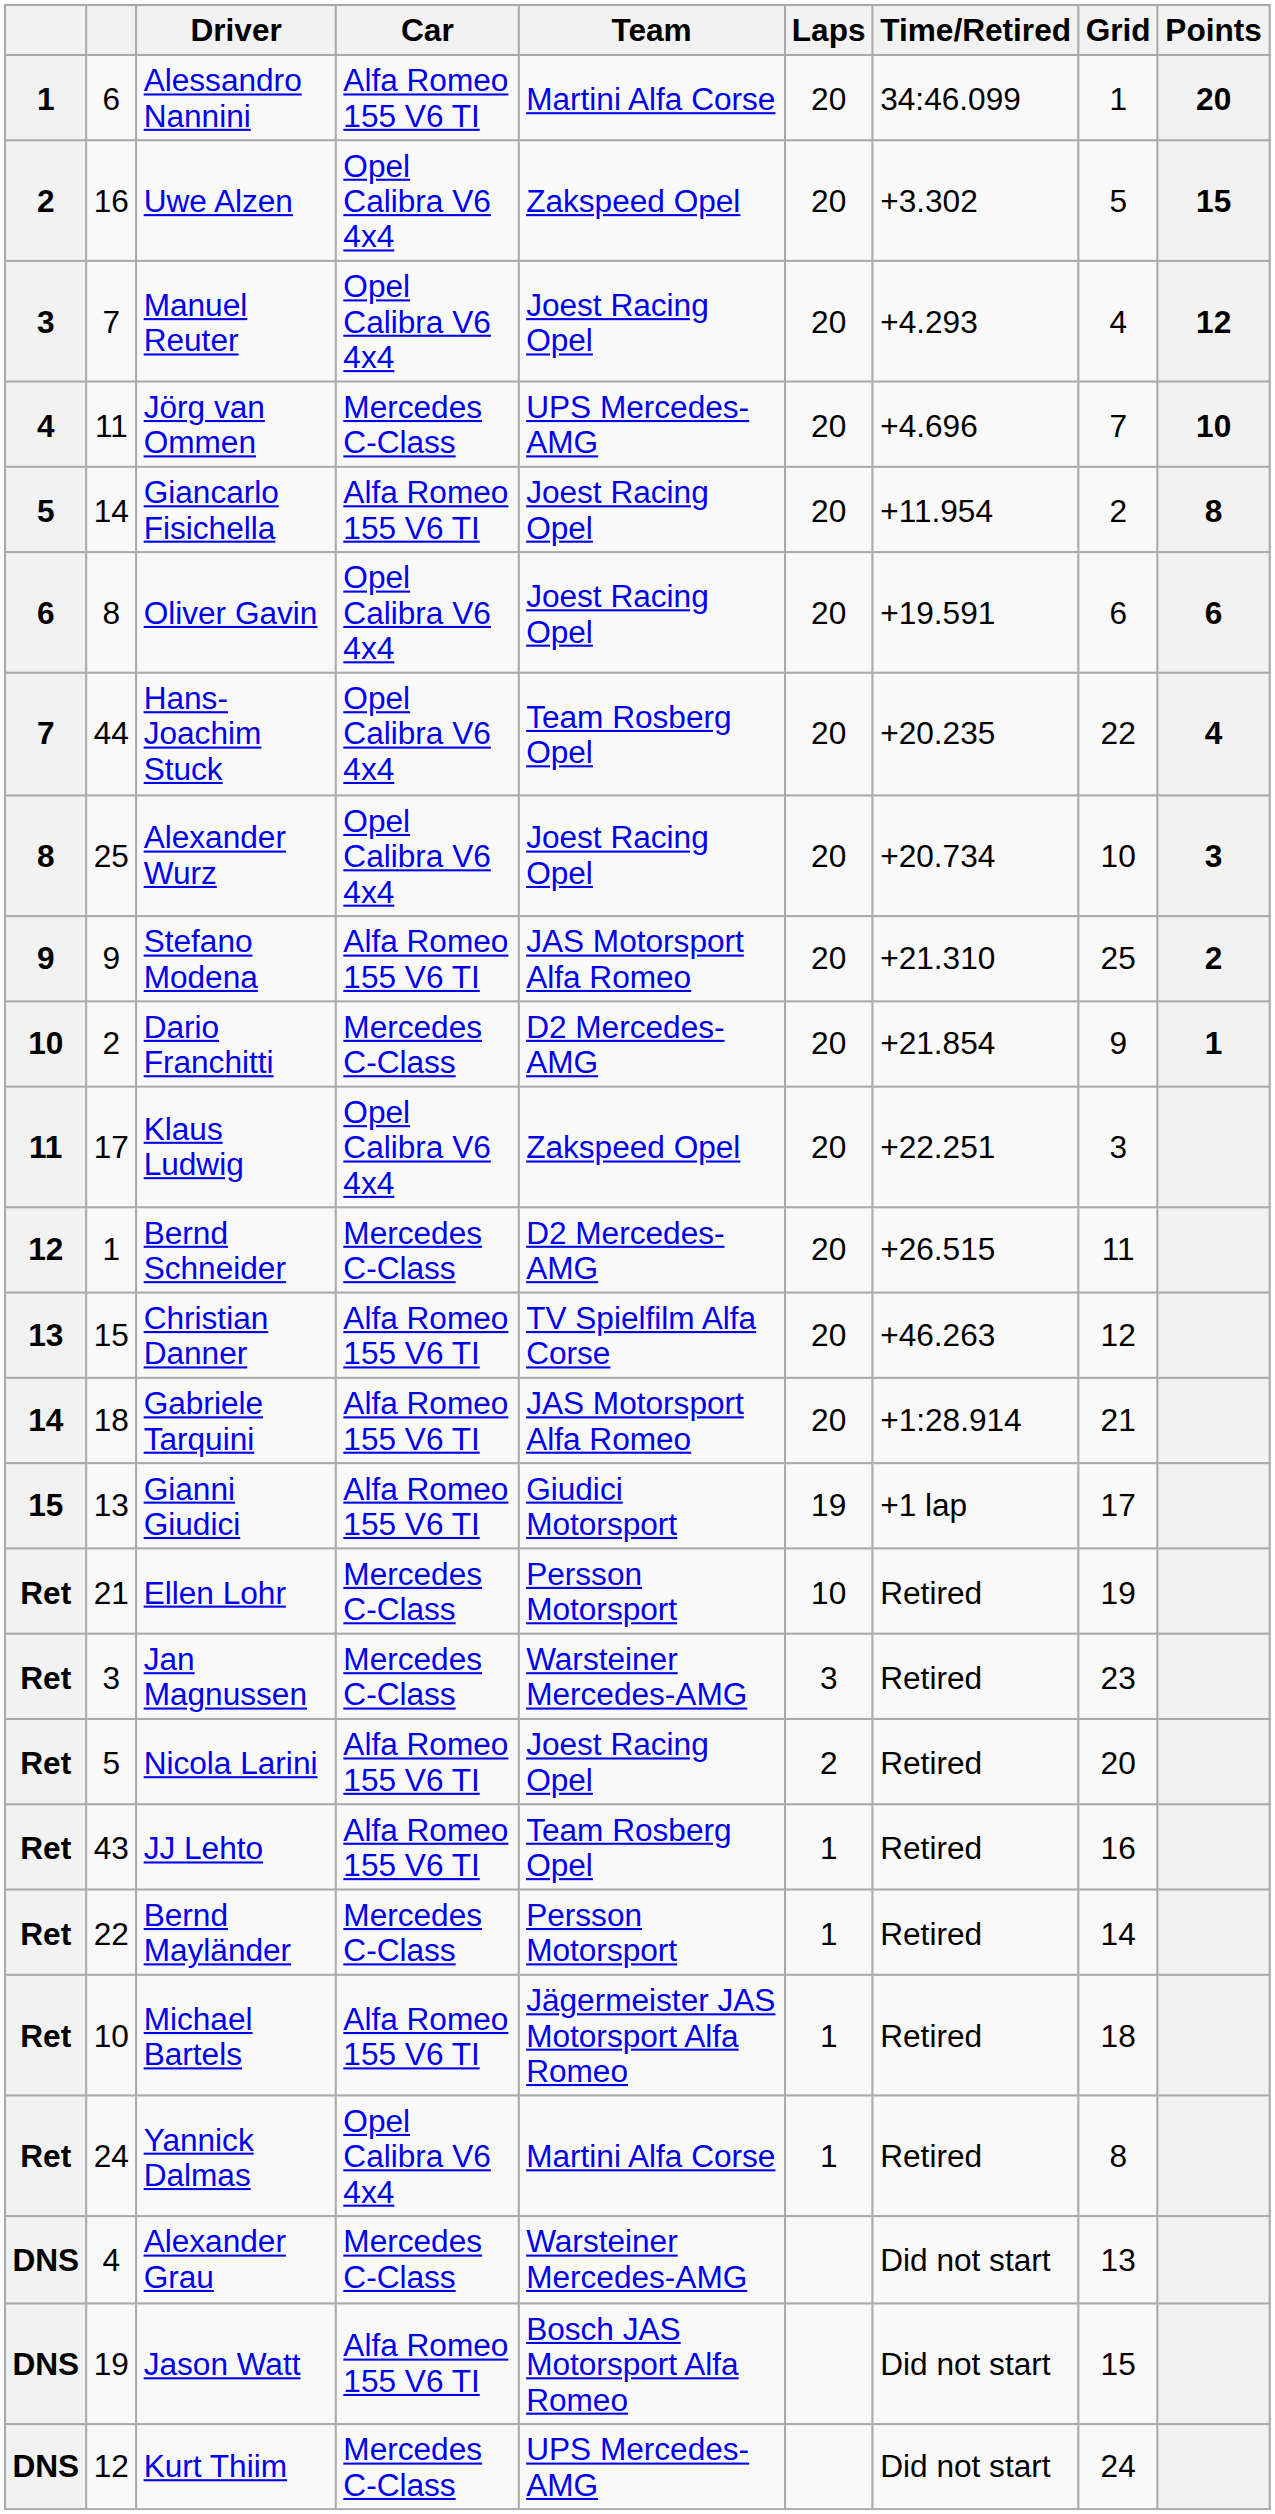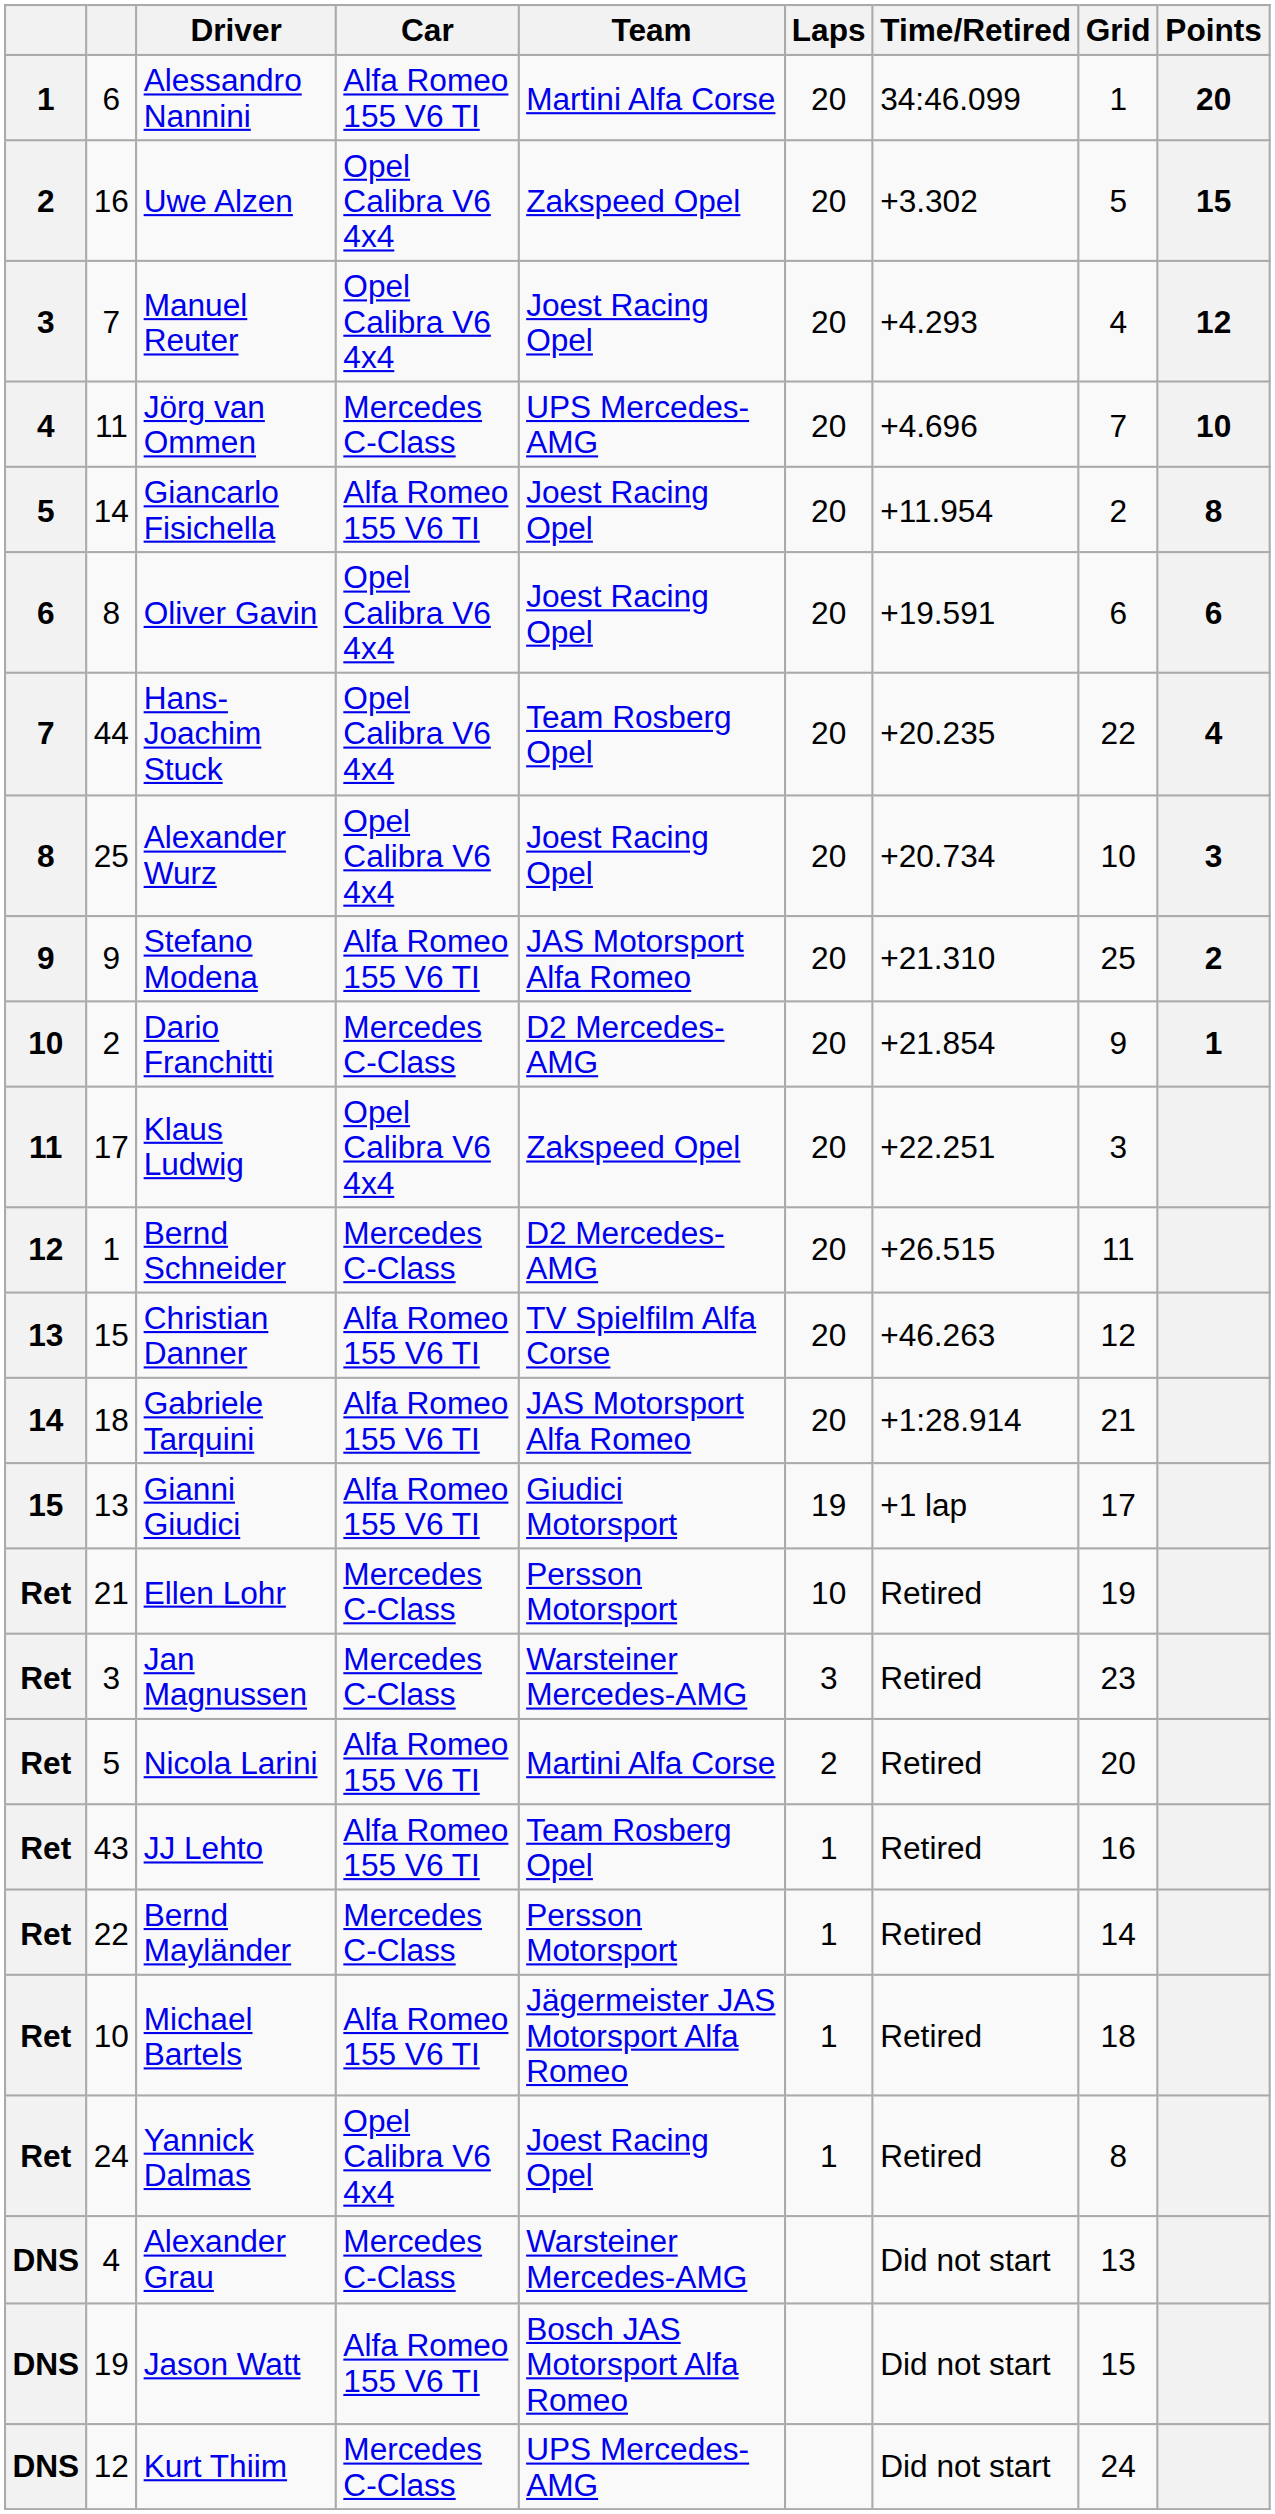(617, 1762) Joest Racing Opel -> (651, 1762) Martini Alfa Corse
(651, 2157) Martini Alfa Corse -> (617, 2157) Joest Racing Opel
